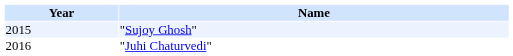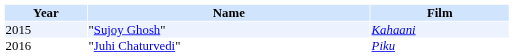+ column: (440, 12)
